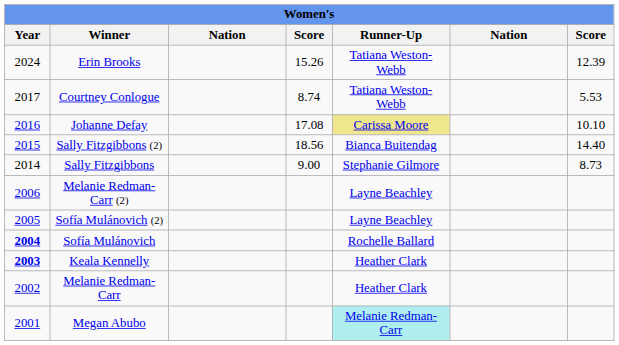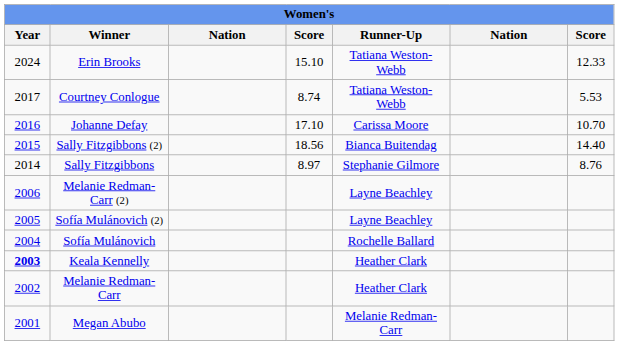(309, 62) 15.26 -> (309, 62) 15.10
(591, 62) 12.39 -> (591, 62) 12.33
(309, 124) 17.08 -> (309, 124) 17.10
(391, 124) khaki background -> (391, 124) no background
(591, 124) 10.10 -> (591, 124) 10.70
(309, 165) 9.00 -> (309, 165) 8.97
(591, 165) 8.73 -> (591, 165) 8.76
(27, 240) bold -> (27, 240) normal
(391, 323) paleturquoise background -> (391, 323) no background
